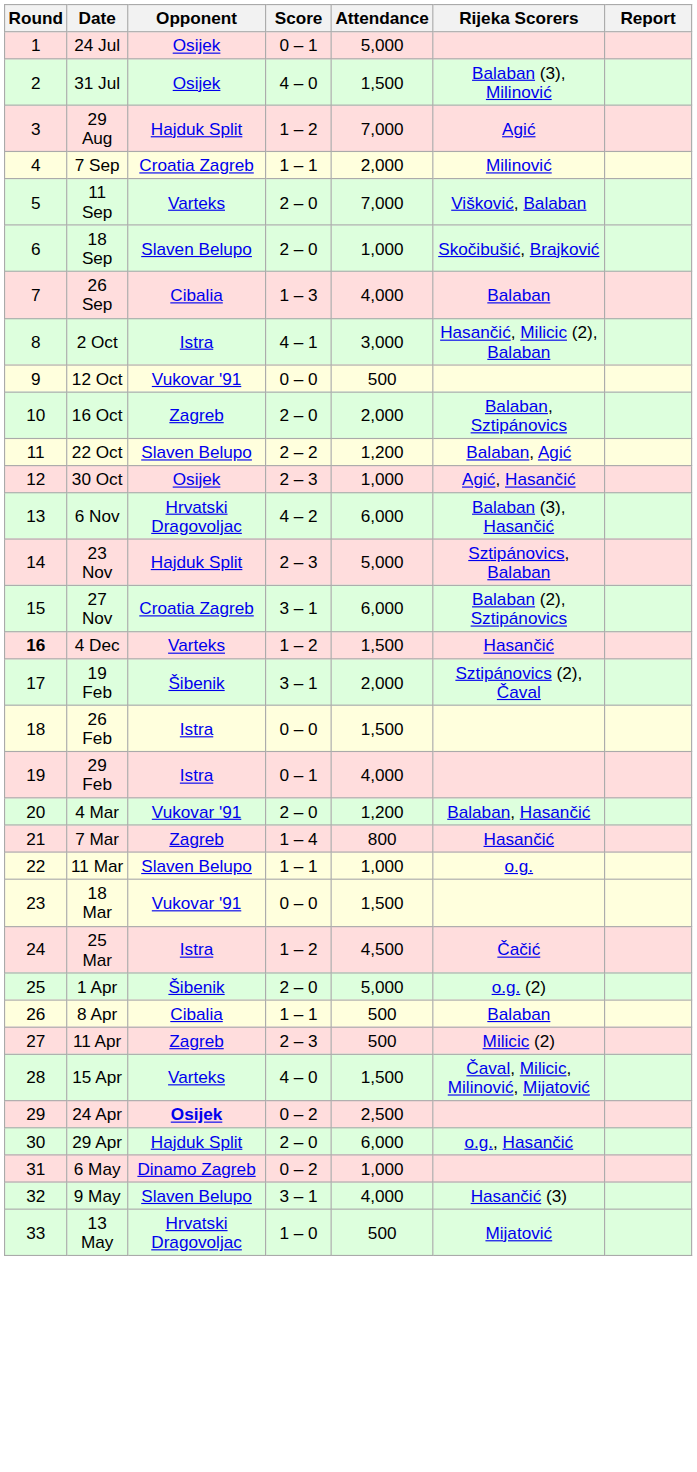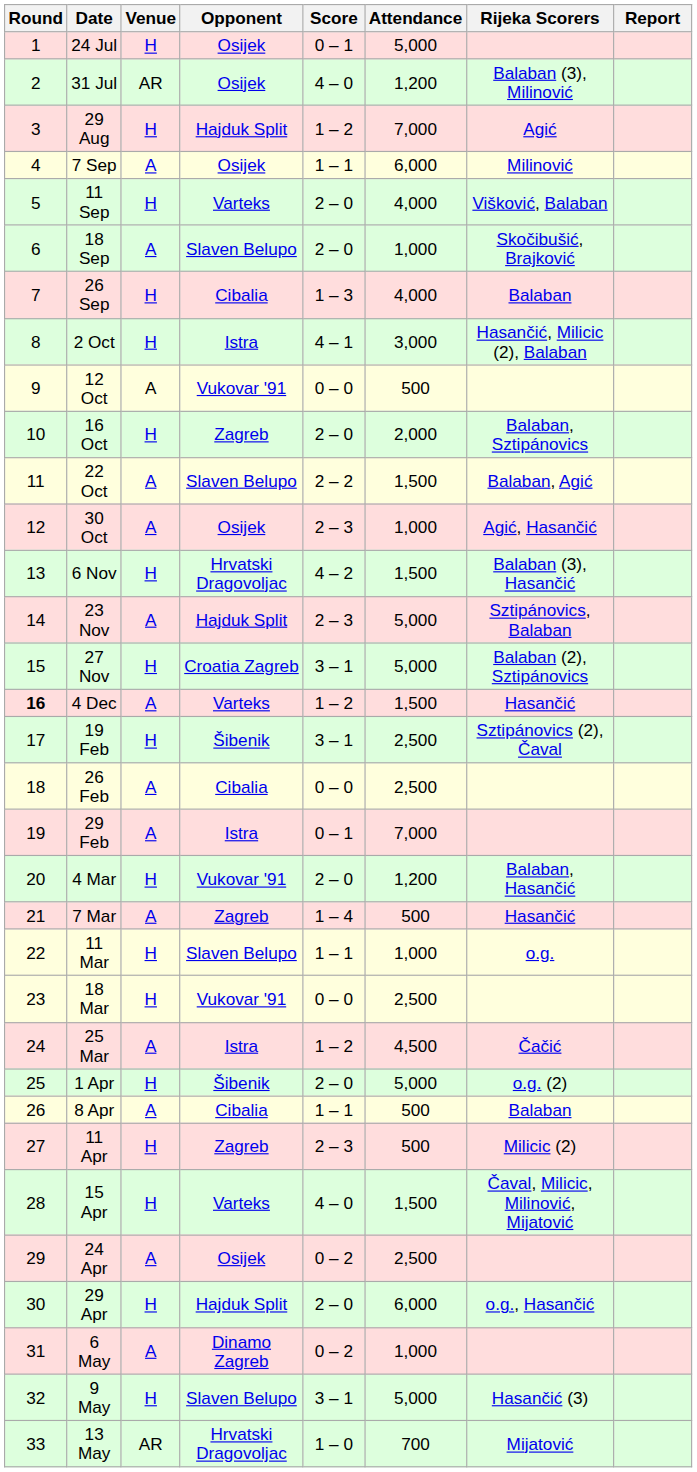+ column: (151, 18)
(382, 82) 1,500 -> (415, 82) 1,200
(197, 166) Croatia Zagreb -> (241, 166) Osijek
(382, 166) 2,000 -> (415, 166) 6,000
(382, 202) 7,000 -> (415, 202) 4,000
(382, 452) 1,200 -> (415, 481) 1,500
(382, 516) 6,000 -> (415, 574) 1,500
(382, 609) 6,000 -> (415, 666) 5,000
(382, 682) 2,000 -> (415, 740) 2,500
(197, 729) Istra -> (241, 786) Cibalia
(382, 729) 1,500 -> (415, 786) 2,500
(382, 775) 4,000 -> (415, 833) 7,000
(382, 839) 800 -> (415, 916) 500
(382, 903) 1,500 -> (415, 999) 2,500
(197, 1114) bold -> (241, 1258) normal
(382, 1196) 4,000 -> (415, 1398) 5,000
(382, 1233) 500 -> (415, 1444) 700
